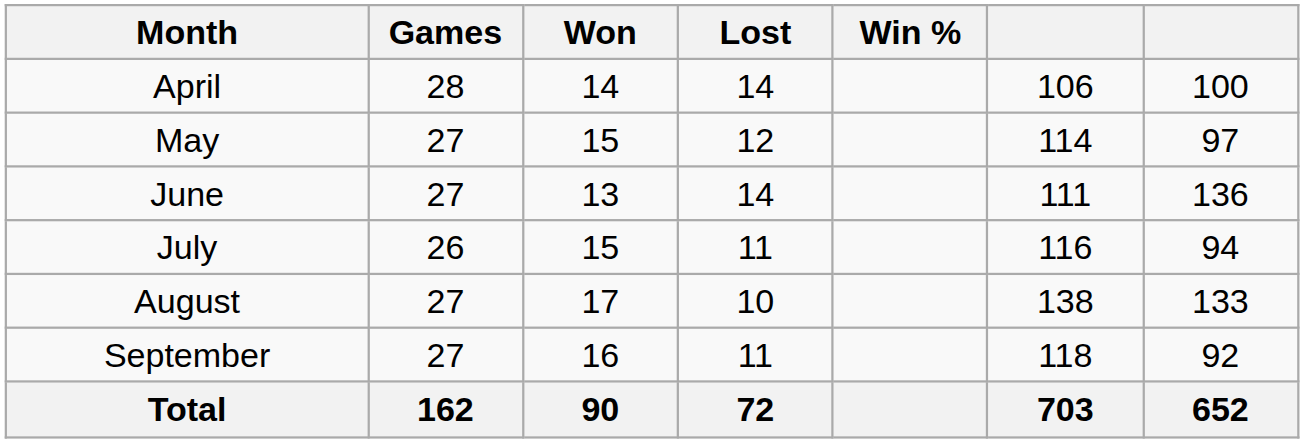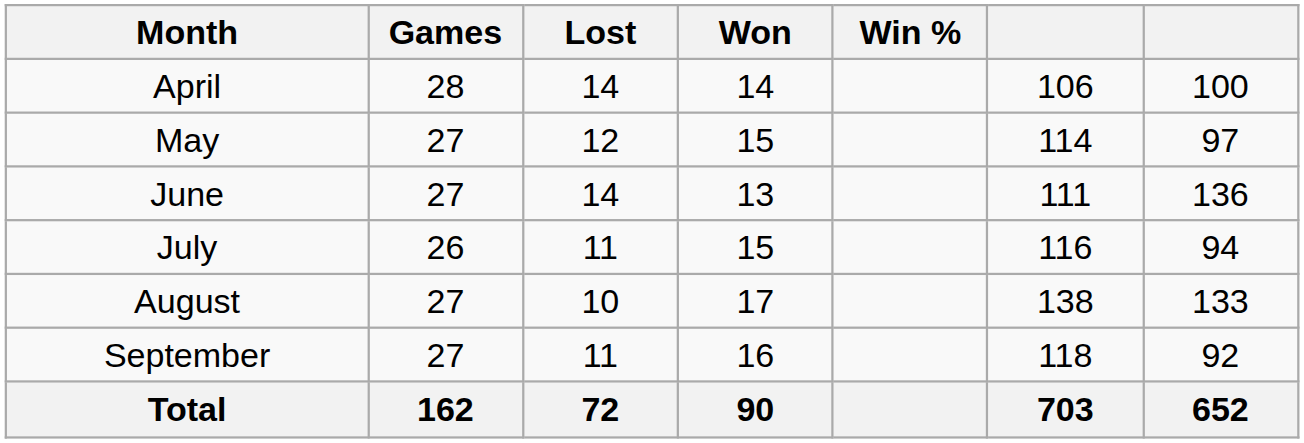columns swapped: (600, 32) <-> (755, 32)
